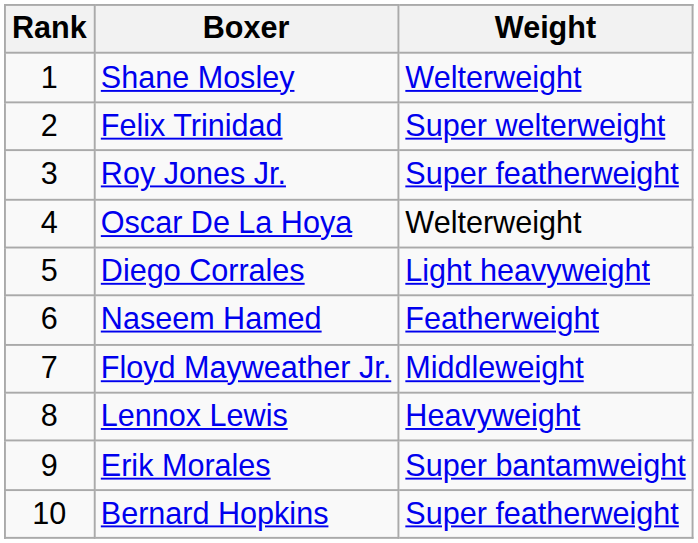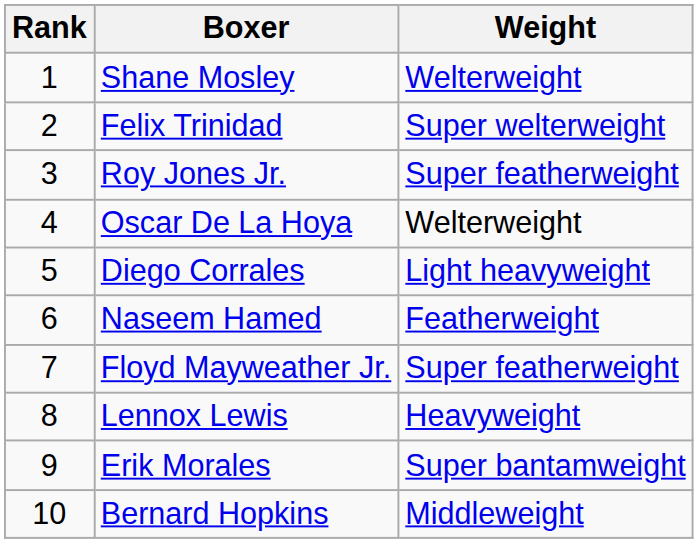(495, 367) Middleweight -> (542, 367) Super featherweight
(542, 513) Super featherweight -> (495, 513) Middleweight
